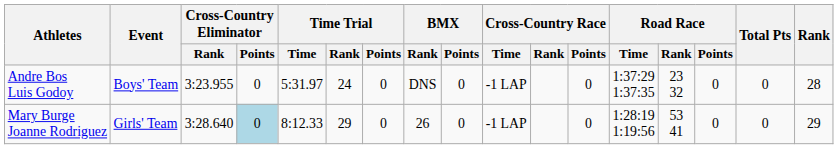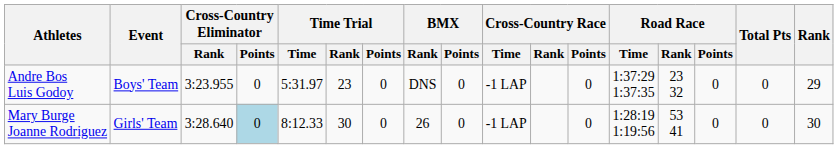(345, 85) 24 -> (345, 85) 23
(814, 85) 28 -> (814, 85) 29
(345, 124) 29 -> (345, 124) 30
(814, 124) 29 -> (814, 124) 30
